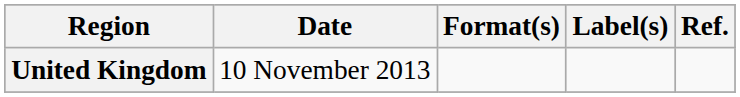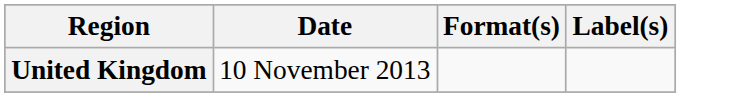- column: (705, 26)
